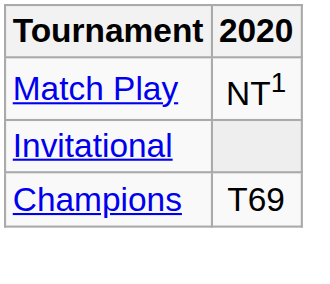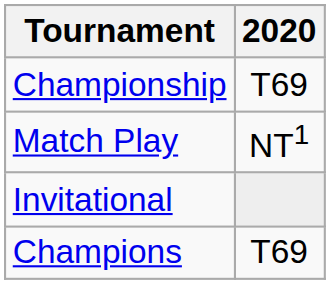+ row: (120, 84)
